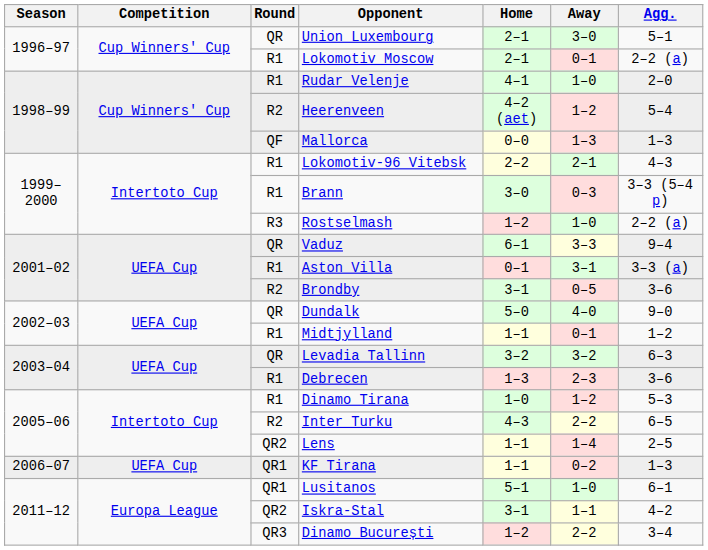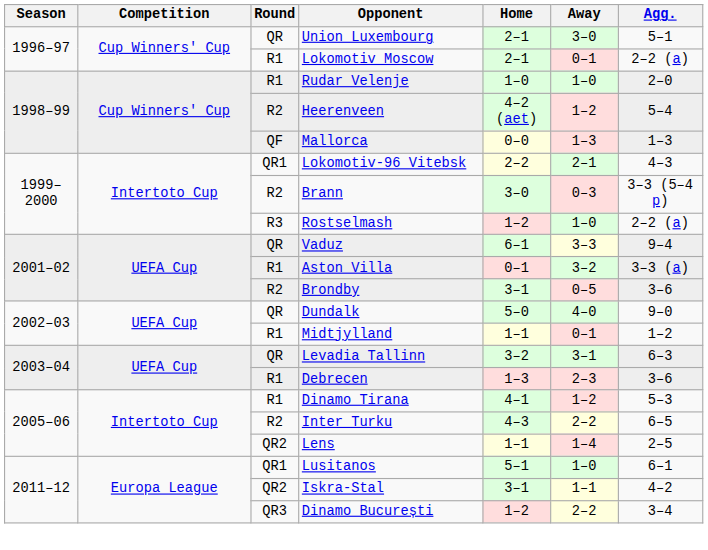(517, 82) 4–1 -> (517, 82) 1–0
(275, 164) R1 -> (275, 164) QR1
(275, 194) R1 -> (275, 194) R2
(584, 268) 3–1 -> (584, 268) 3–2
(584, 357) 3–2 -> (584, 357) 3–1
(517, 401) 1–0 -> (517, 401) 4–1
- row: (339, 468)
